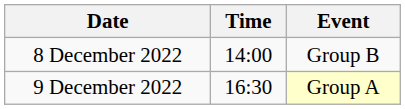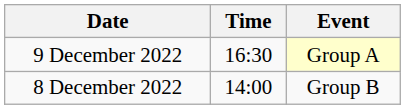rows swapped: (108, 54) <-> (108, 87)
